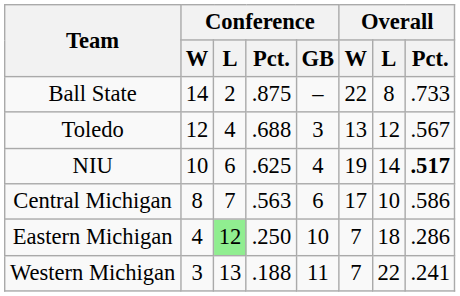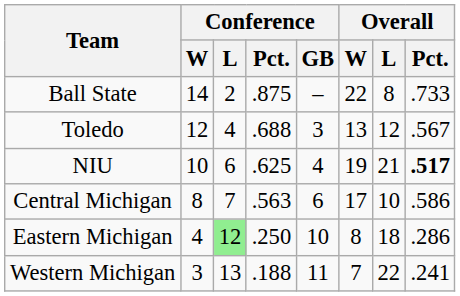(389, 165) 14 -> (389, 165) 21
(356, 237) 7 -> (356, 237) 8
